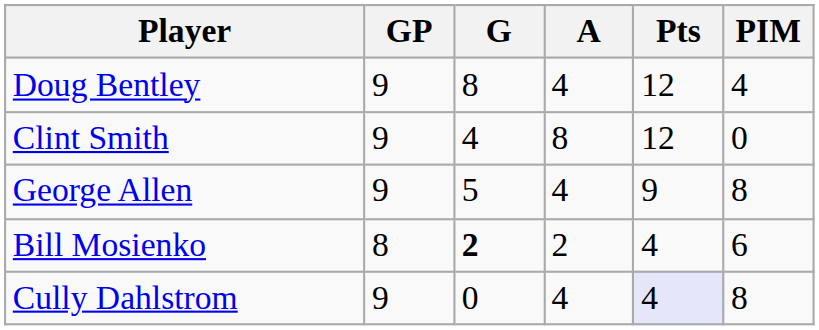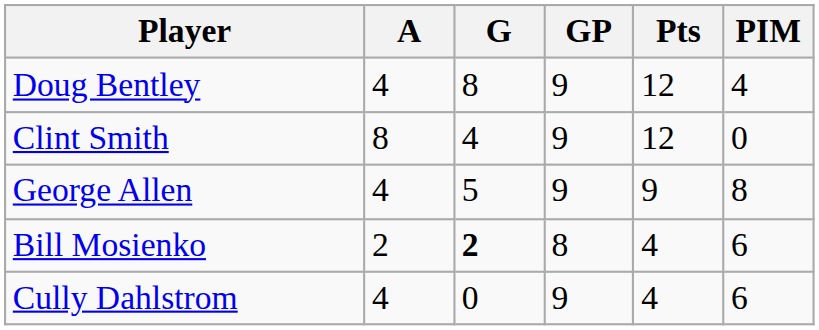columns swapped: (409, 31) <-> (589, 31)
(650, 297) lavender background -> (650, 297) no background
(739, 297) 8 -> (739, 297) 6
